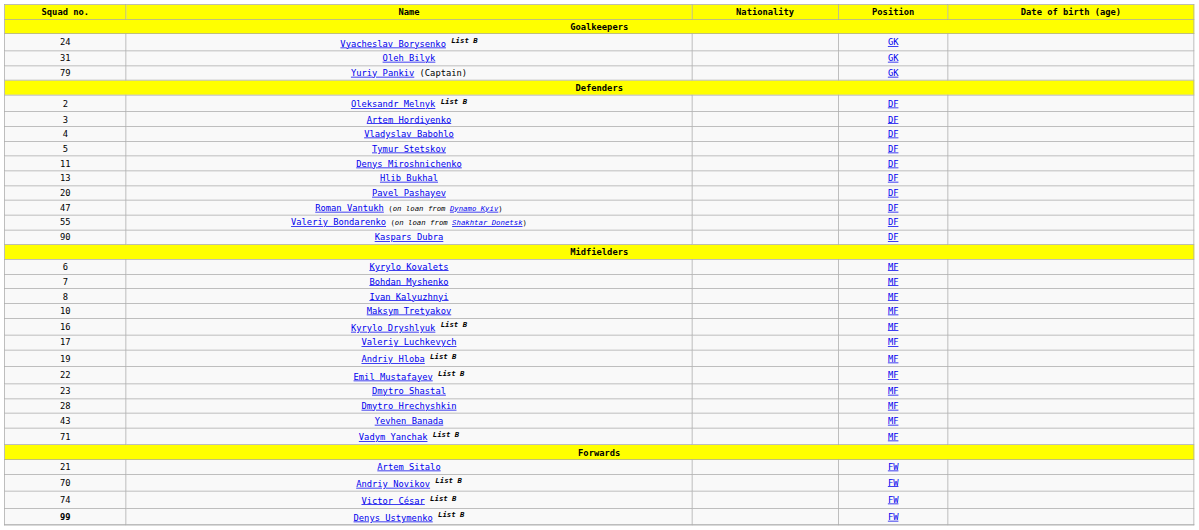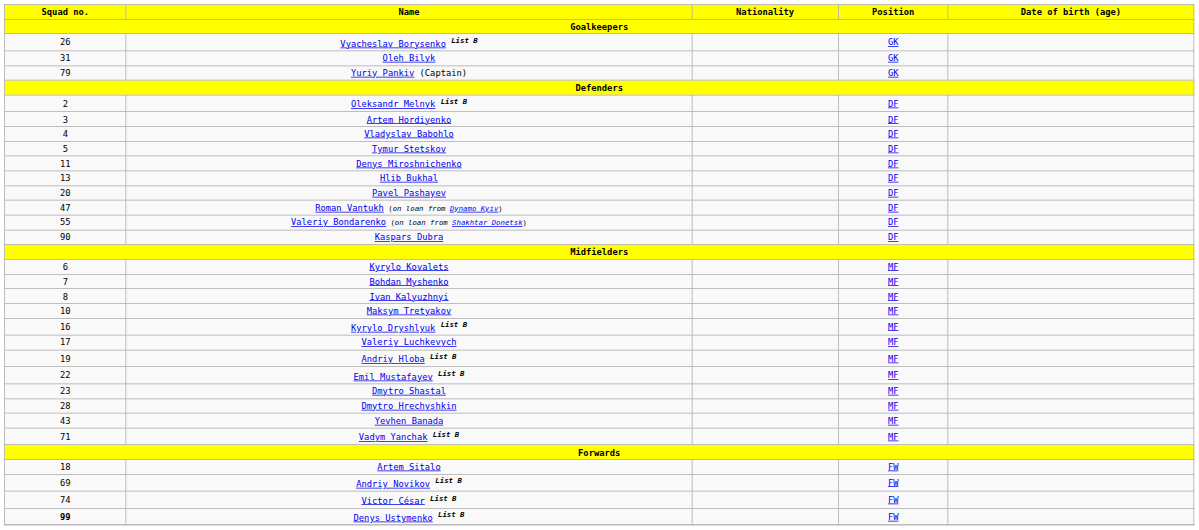(65, 42) 24 -> (65, 42) 26
(65, 467) 21 -> (65, 467) 18
(65, 483) 70 -> (65, 483) 69
